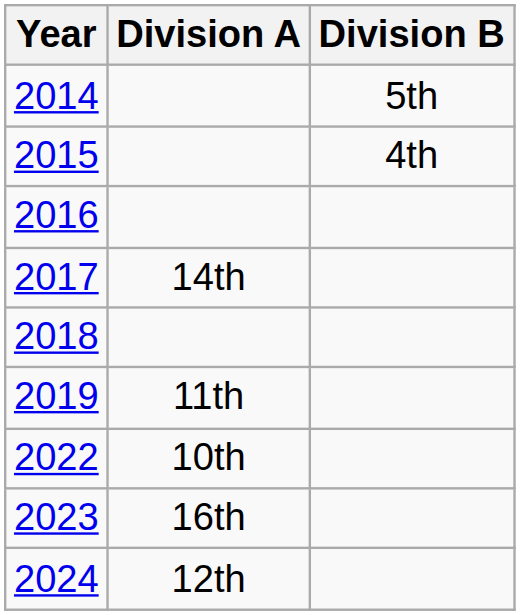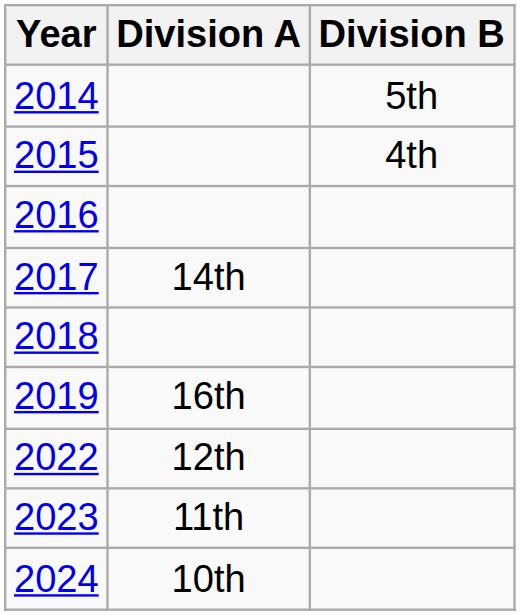(209, 397) 11th -> (209, 397) 16th
(209, 457) 10th -> (209, 457) 12th
(209, 517) 16th -> (209, 517) 11th
(209, 578) 12th -> (209, 578) 10th
